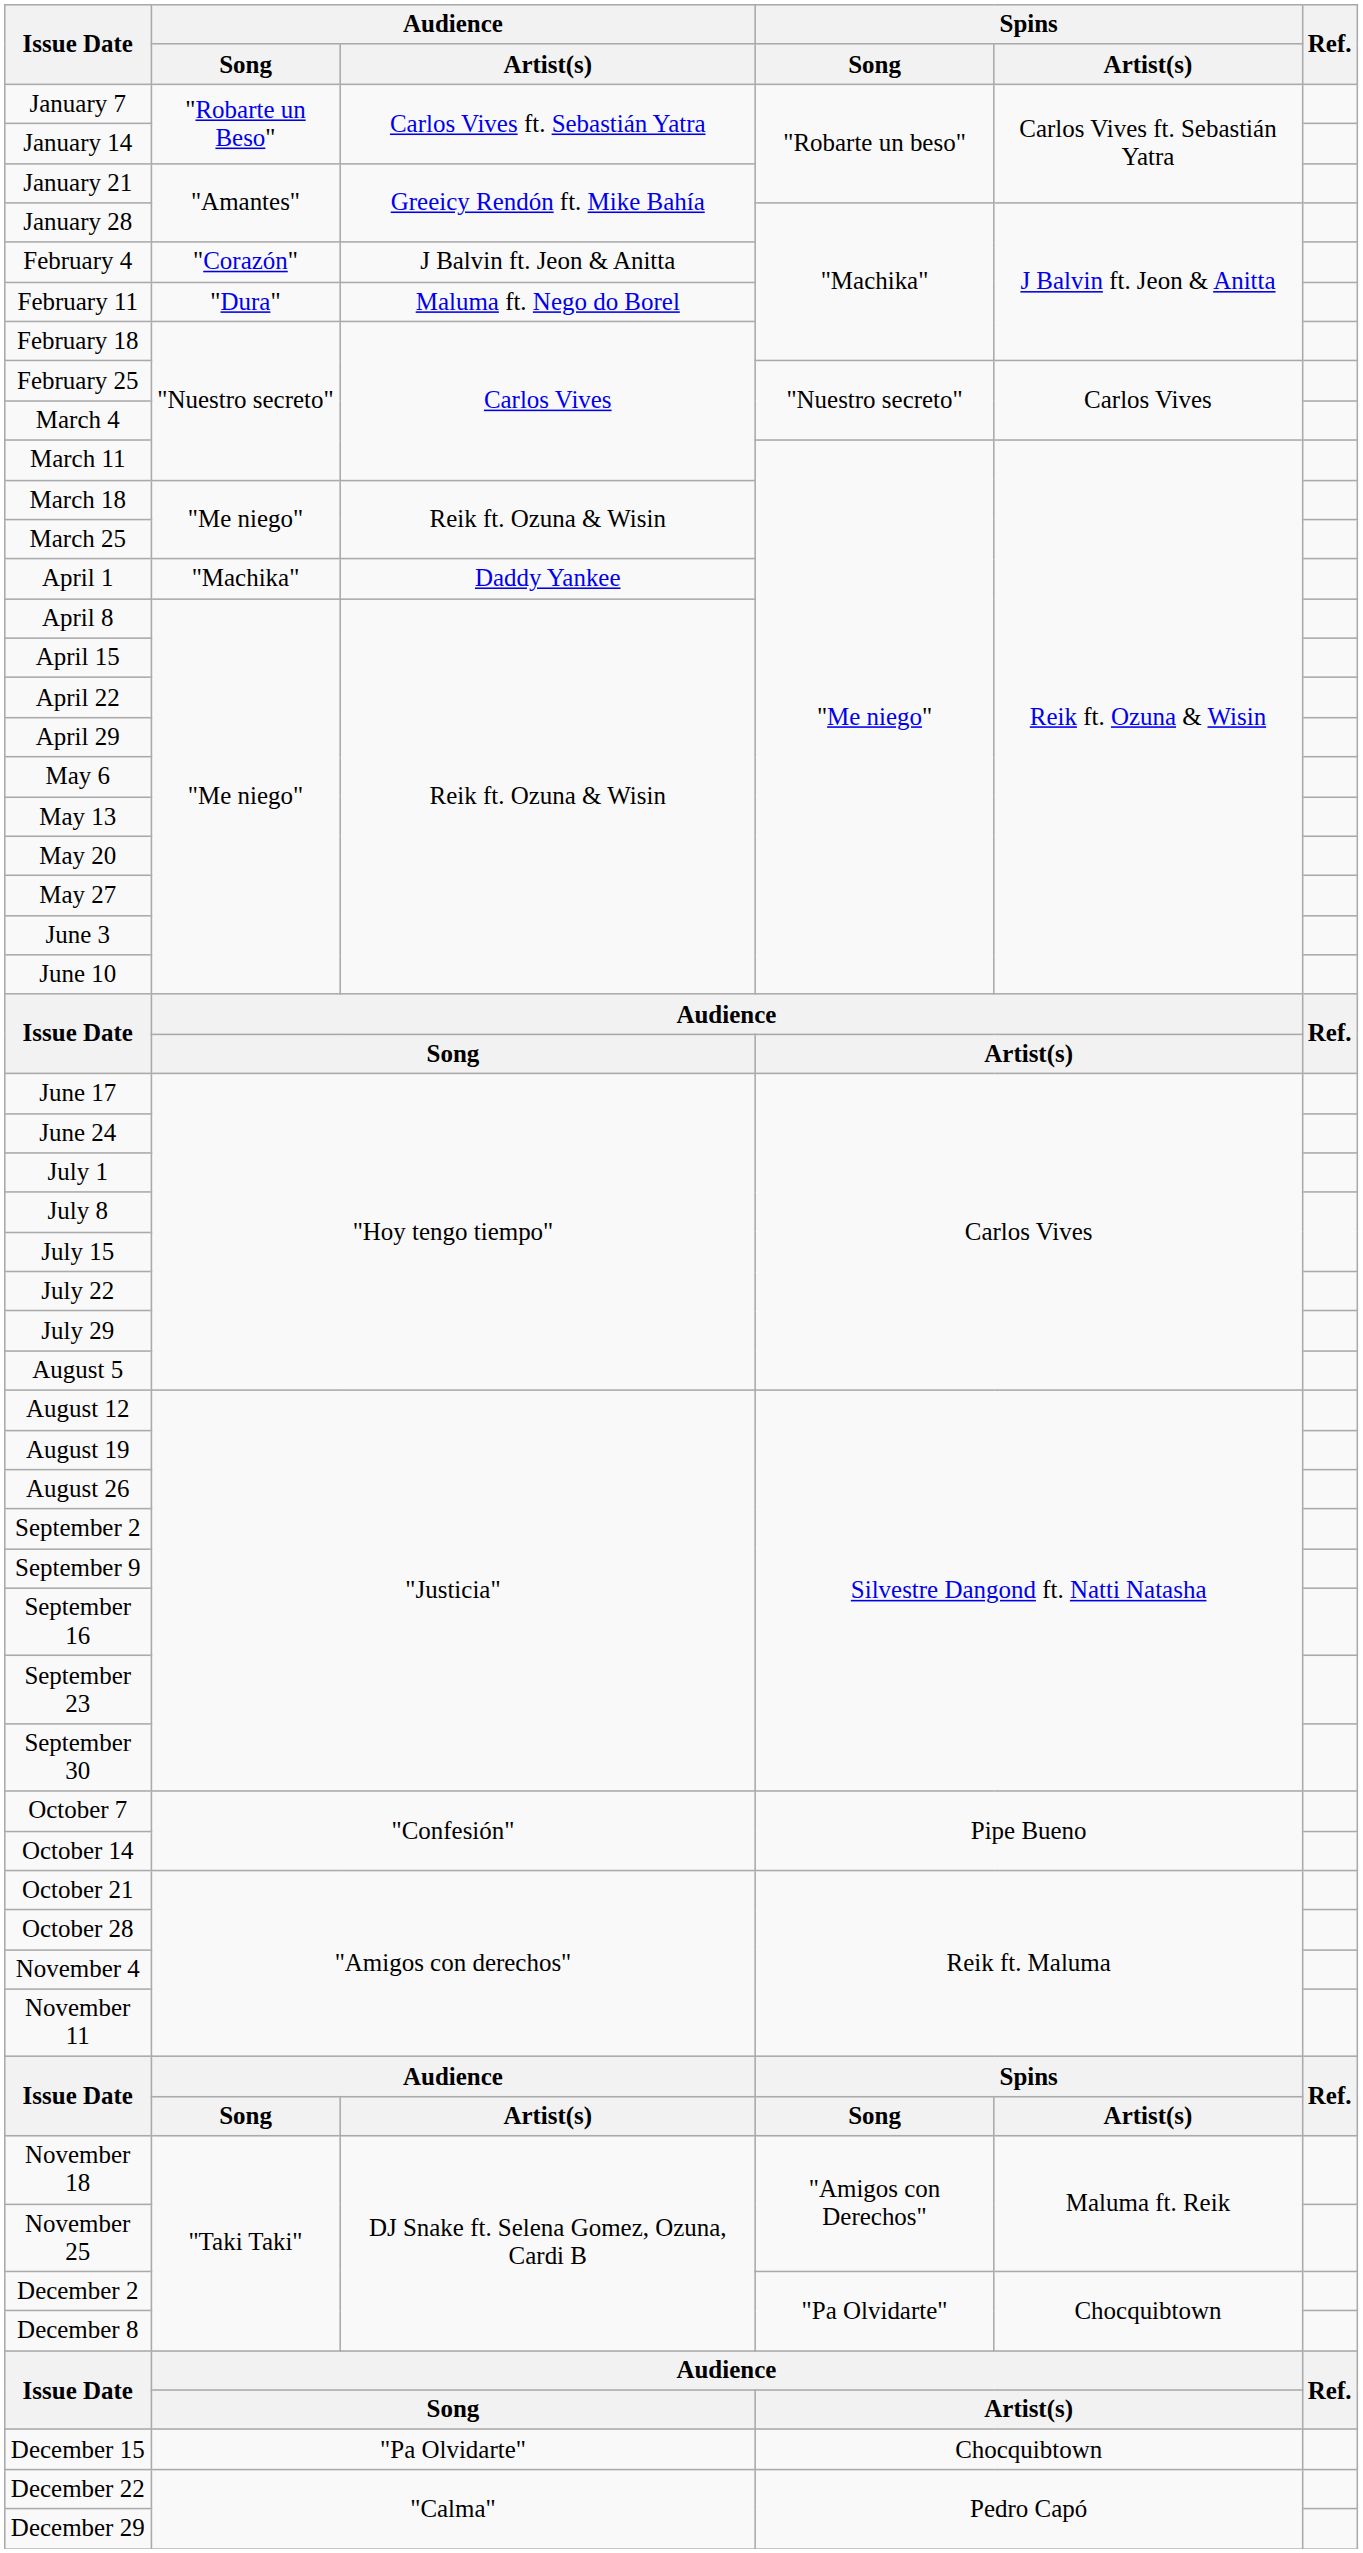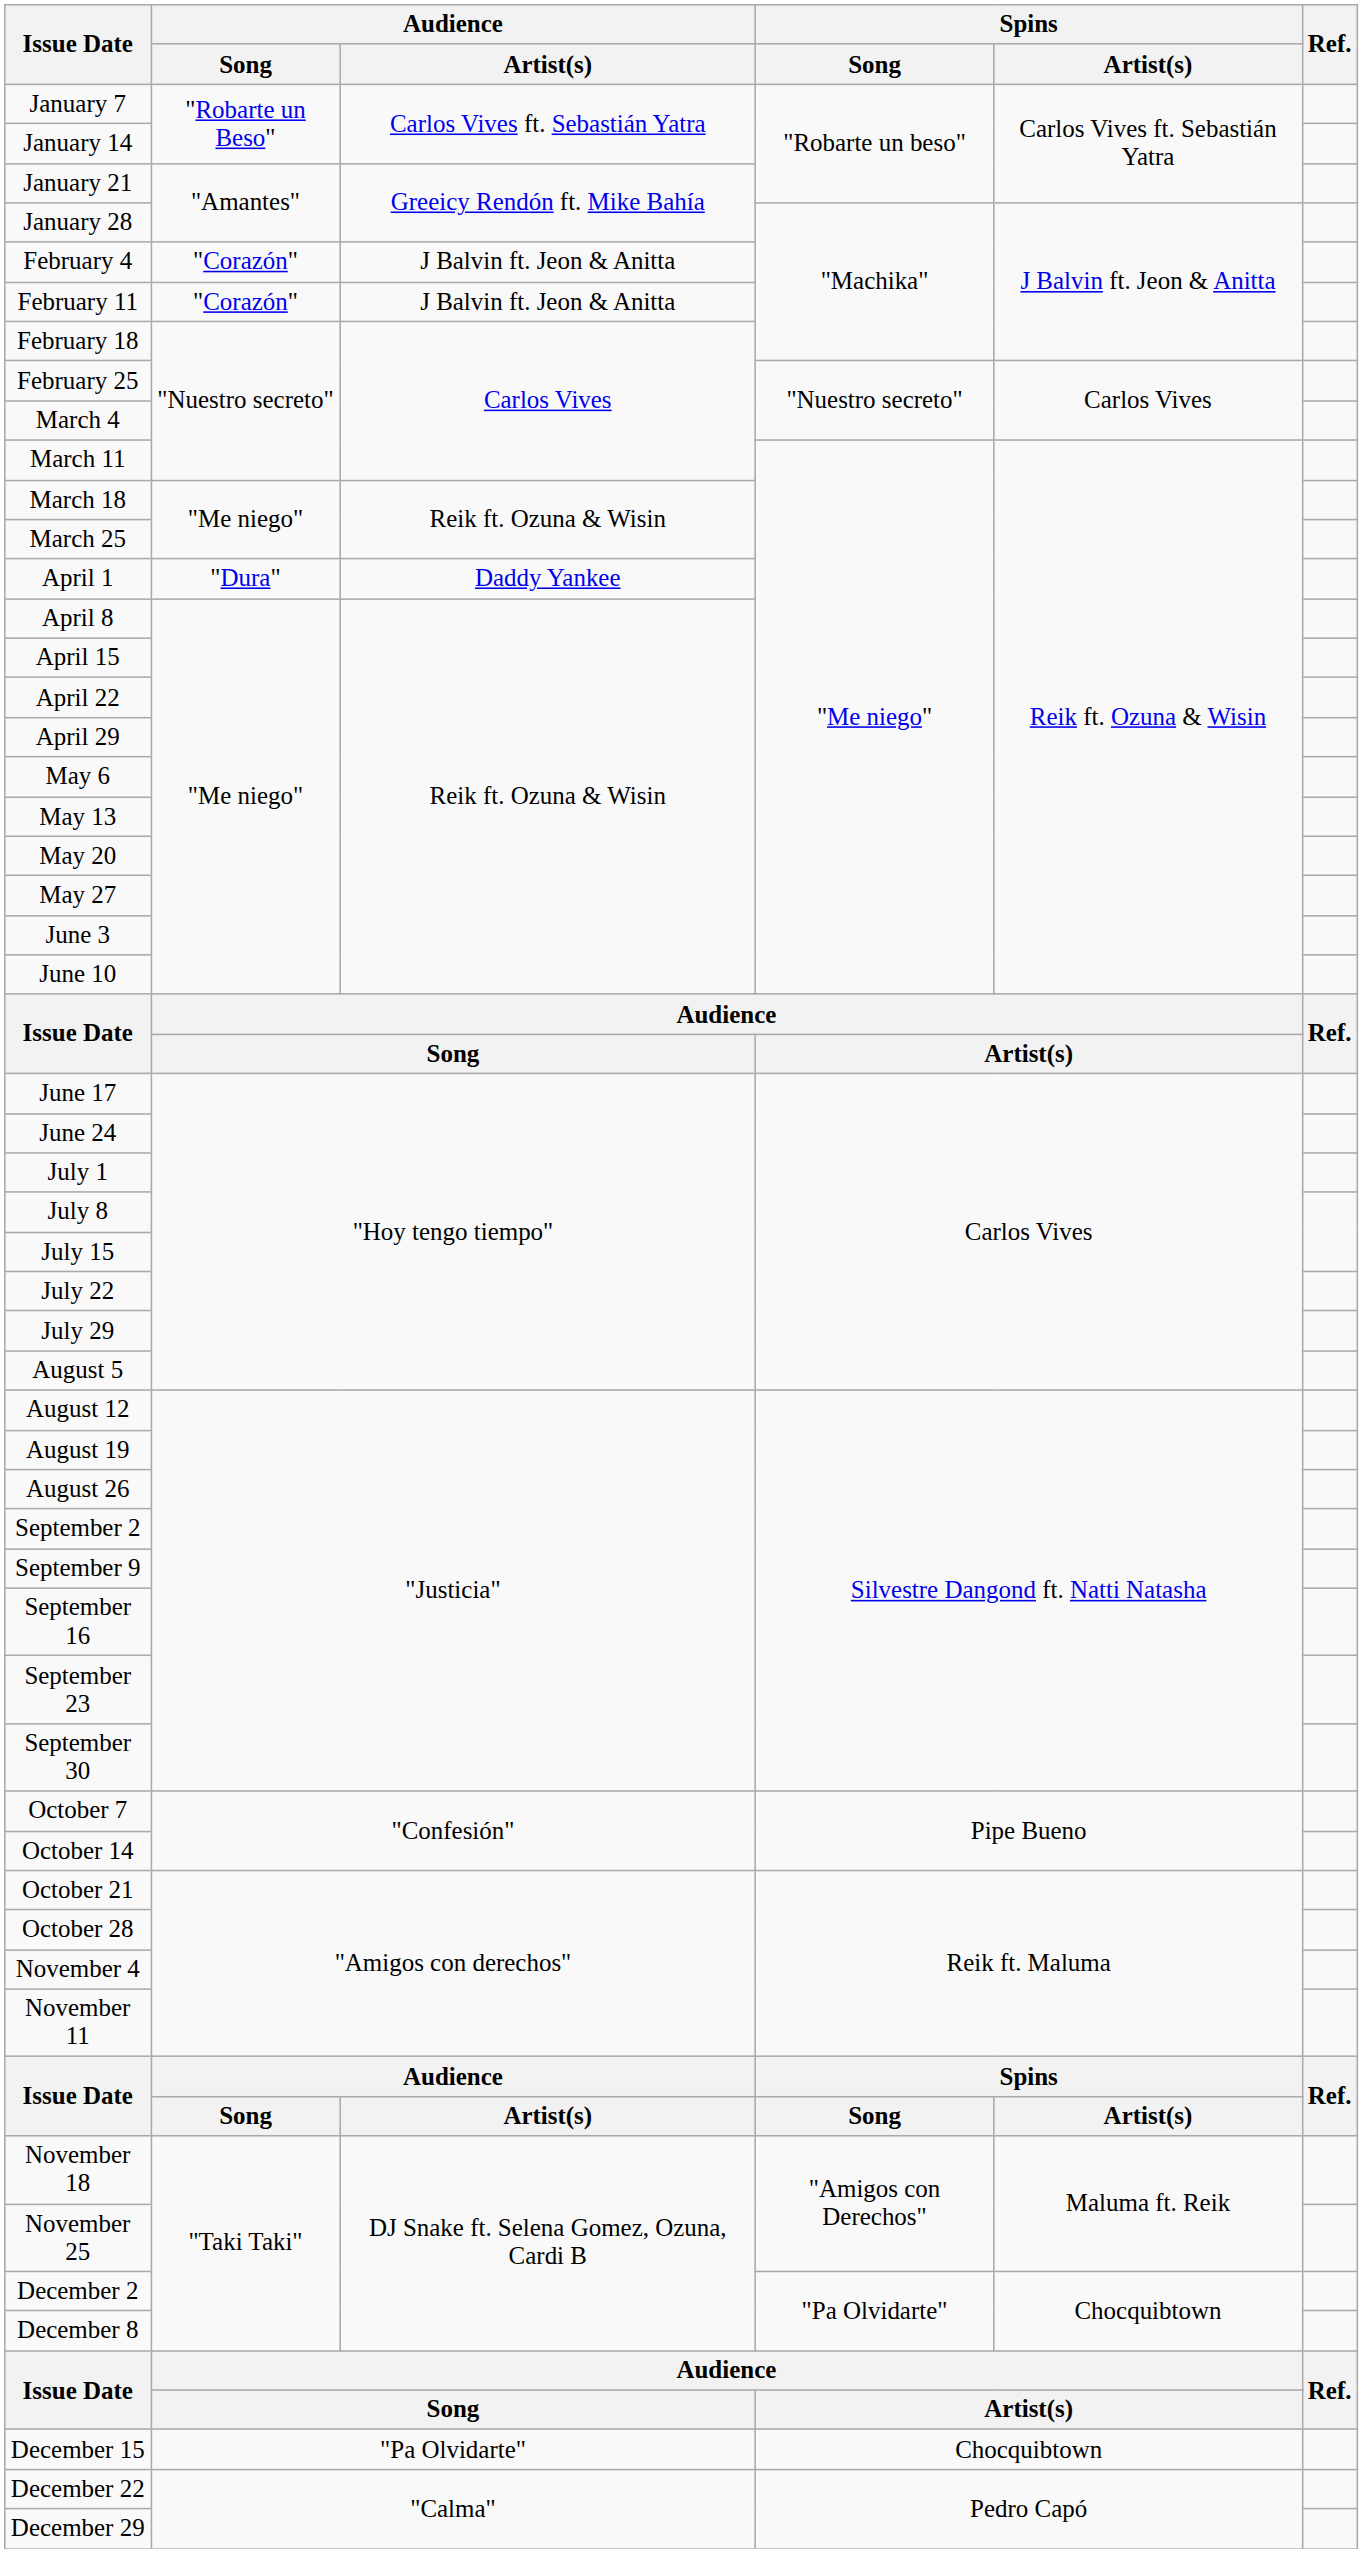(245, 301) "Dura" -> (245, 301) "Corazón"
(548, 301) Maluma ft. Nego do Borel -> (548, 301) J Balvin ft. Jeon & Anitta
(245, 578) "Machika" -> (245, 578) "Dura"
